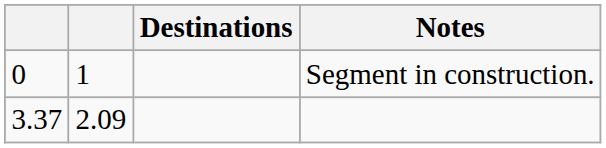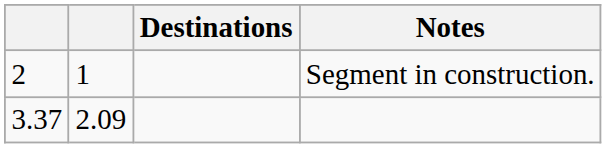(19, 73) 0 -> (19, 73) 2
